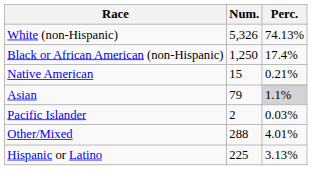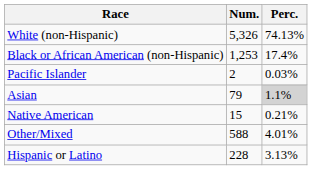(244, 54) 1,250 -> (244, 54) 1,253
rows swapped: (50, 74) <-> (47, 114)
(239, 134) 288 -> (239, 134) 588
(239, 154) 225 -> (239, 154) 228
